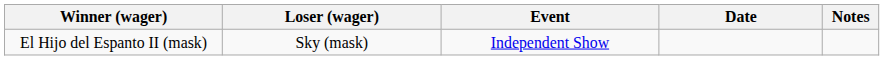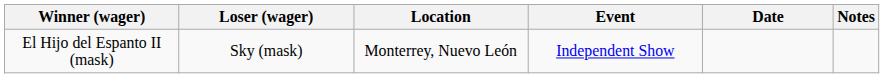+ column: (441, 17)
